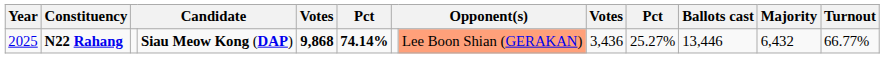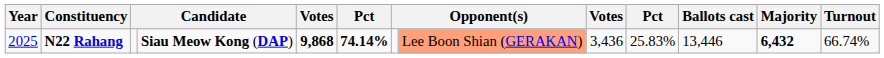(653, 40) 25.27% -> (653, 40) 25.83%
(777, 40) normal -> (777, 40) bold
(847, 40) 66.77% -> (847, 40) 66.74%
